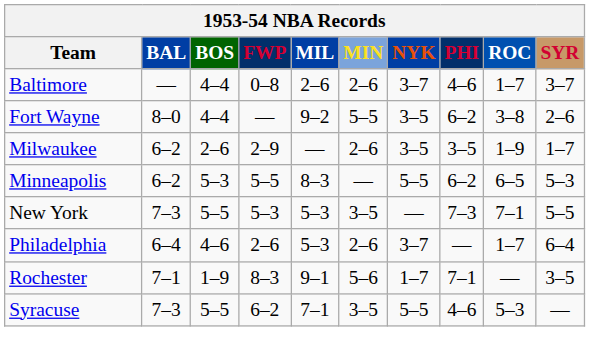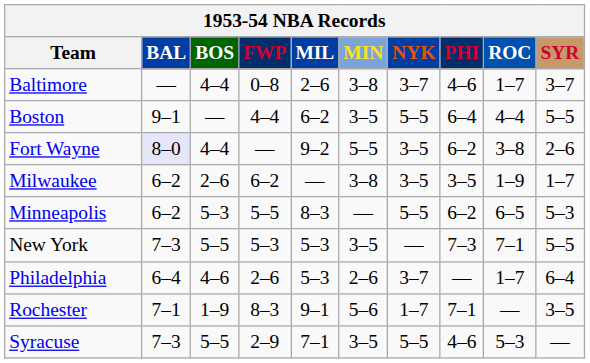(363, 84) 2–6 -> (363, 84) 3–8
+ row: (37, 116)
(166, 116) no background -> (166, 149) lavender background
(265, 149) 2–9 -> (265, 181) 6–2
(363, 149) 2–6 -> (363, 181) 3–8
(265, 309) 6–2 -> (265, 341) 2–9
